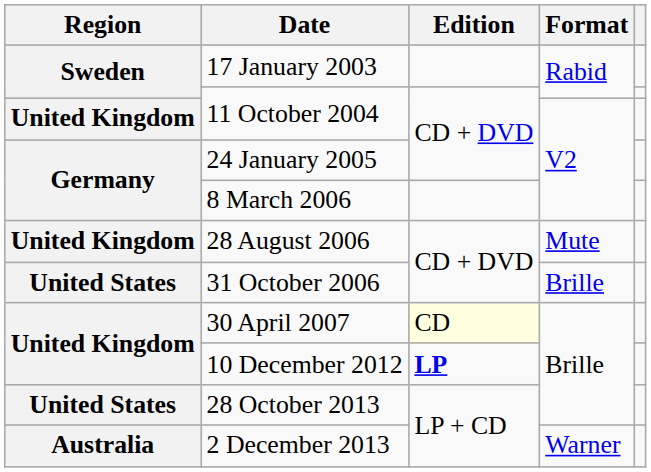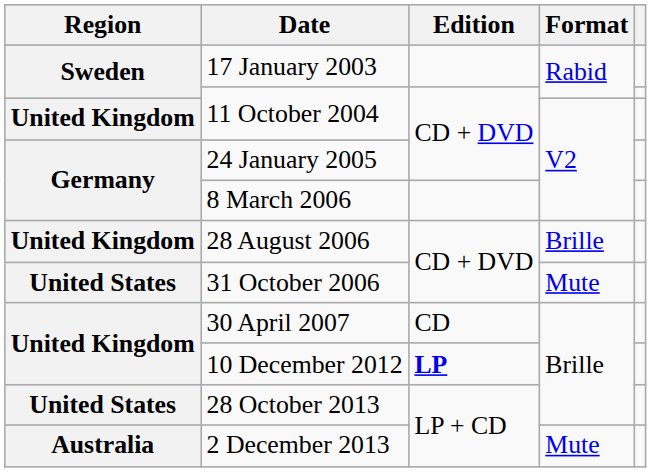(573, 241) Mute -> (575, 241) Brille
(575, 281) Brille -> (573, 281) Mute
(432, 322) lightyellow background -> (432, 322) no background
(583, 445) Warner -> (573, 445) Mute
